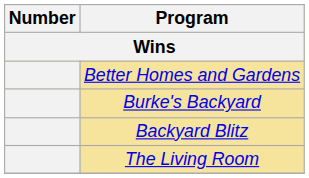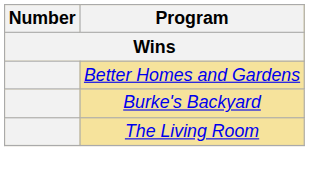- row: (192, 131)
